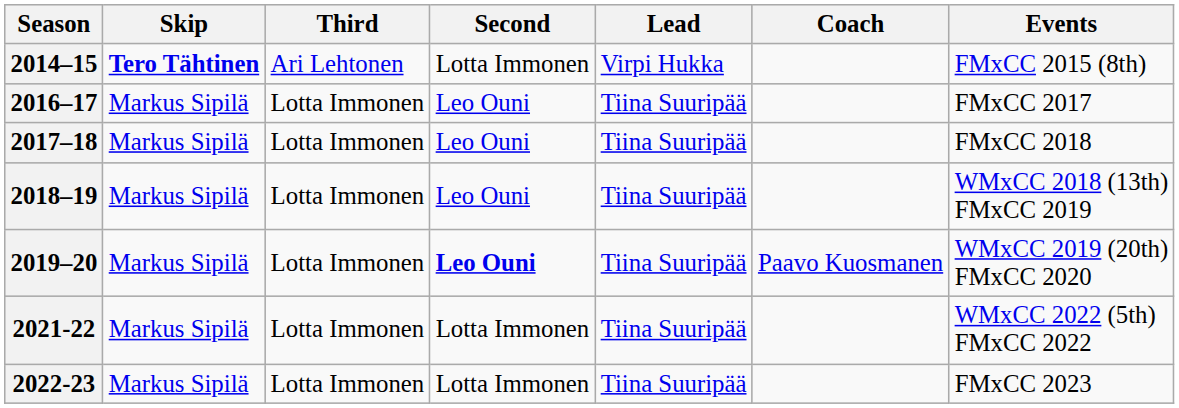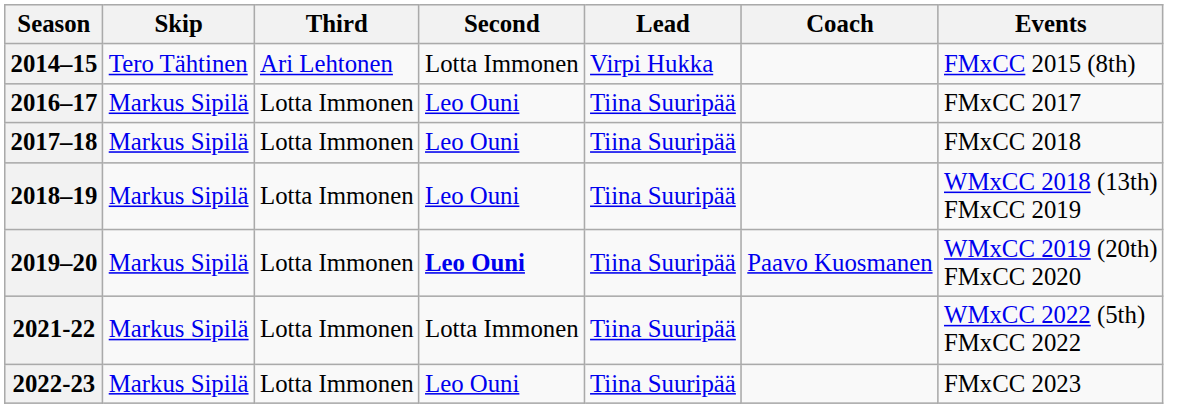(184, 63) bold -> (178, 63) normal
(512, 383) Lotta Immonen -> (472, 383) Leo Ouni
